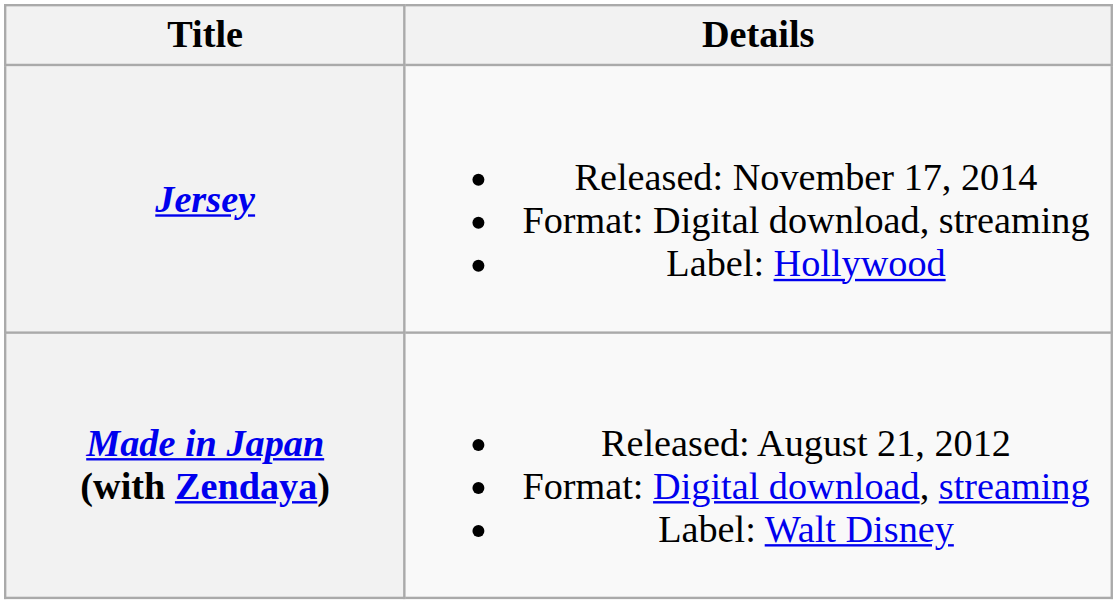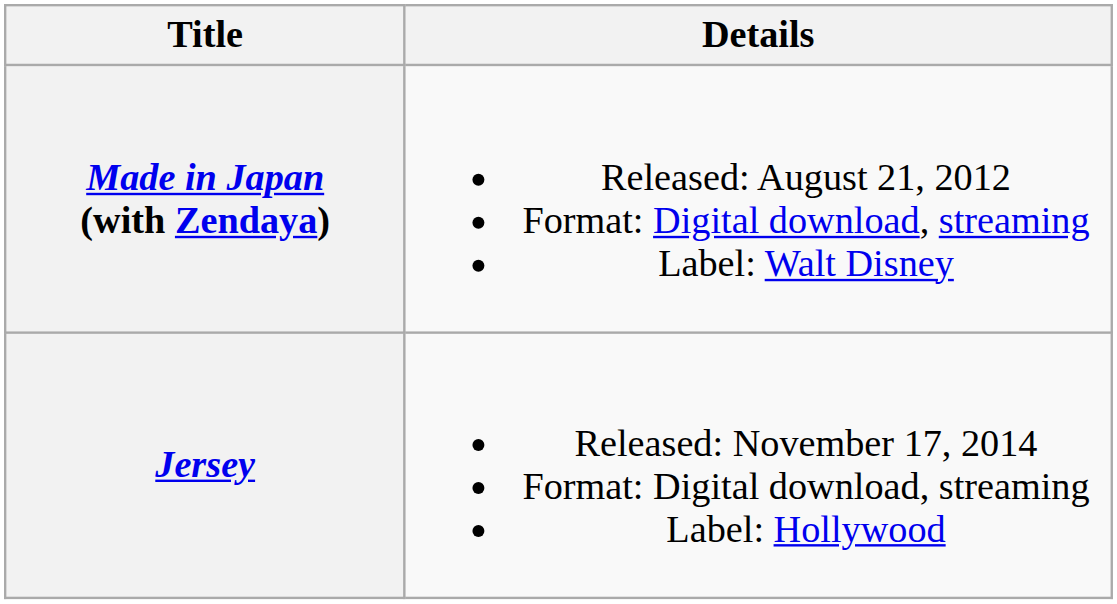rows swapped: (205, 464) <-> (205, 198)
